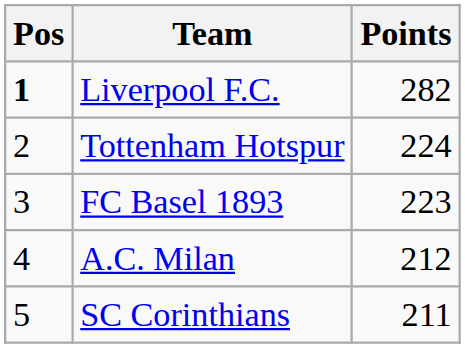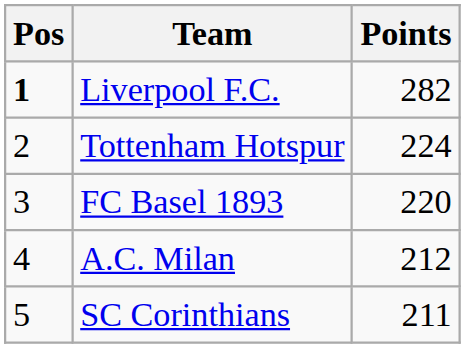(426, 202) 223 -> (426, 202) 220
